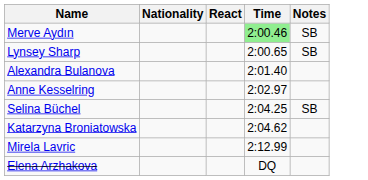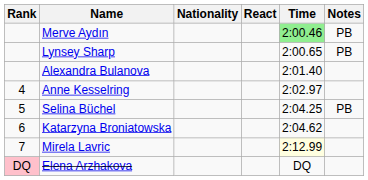+ column: (22, 14)
(309, 33) SB -> (344, 33) PB
(309, 52) SB -> (344, 52) PB
(309, 109) SB -> (344, 109) PB
(267, 147) no background -> (302, 147) lightyellow background
